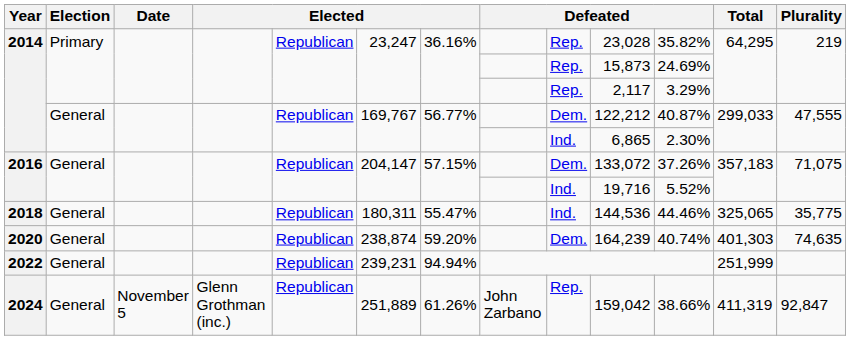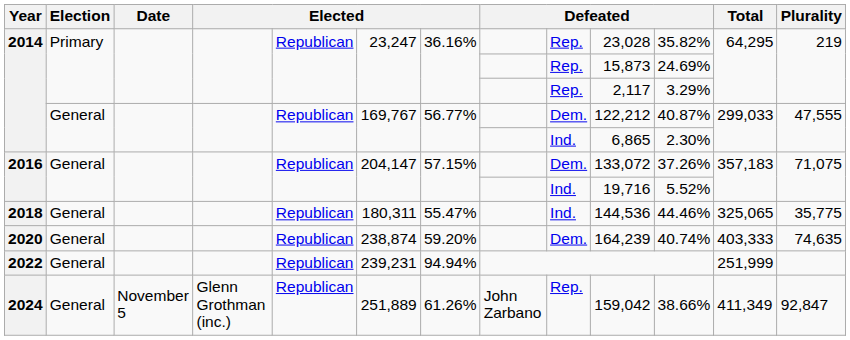(745, 238) 401,303 -> (745, 238) 403,333
(745, 305) 411,319 -> (745, 305) 411,349
